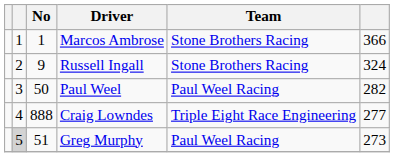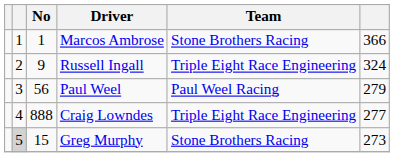(240, 65) Stone Brothers Racing -> (264, 65) Triple Eight Race Engineering
(41, 90) 50 -> (41, 90) 56
(375, 90) 282 -> (375, 90) 279
(41, 139) 51 -> (41, 139) 15
(225, 139) Paul Weel Racing -> (240, 139) Stone Brothers Racing
